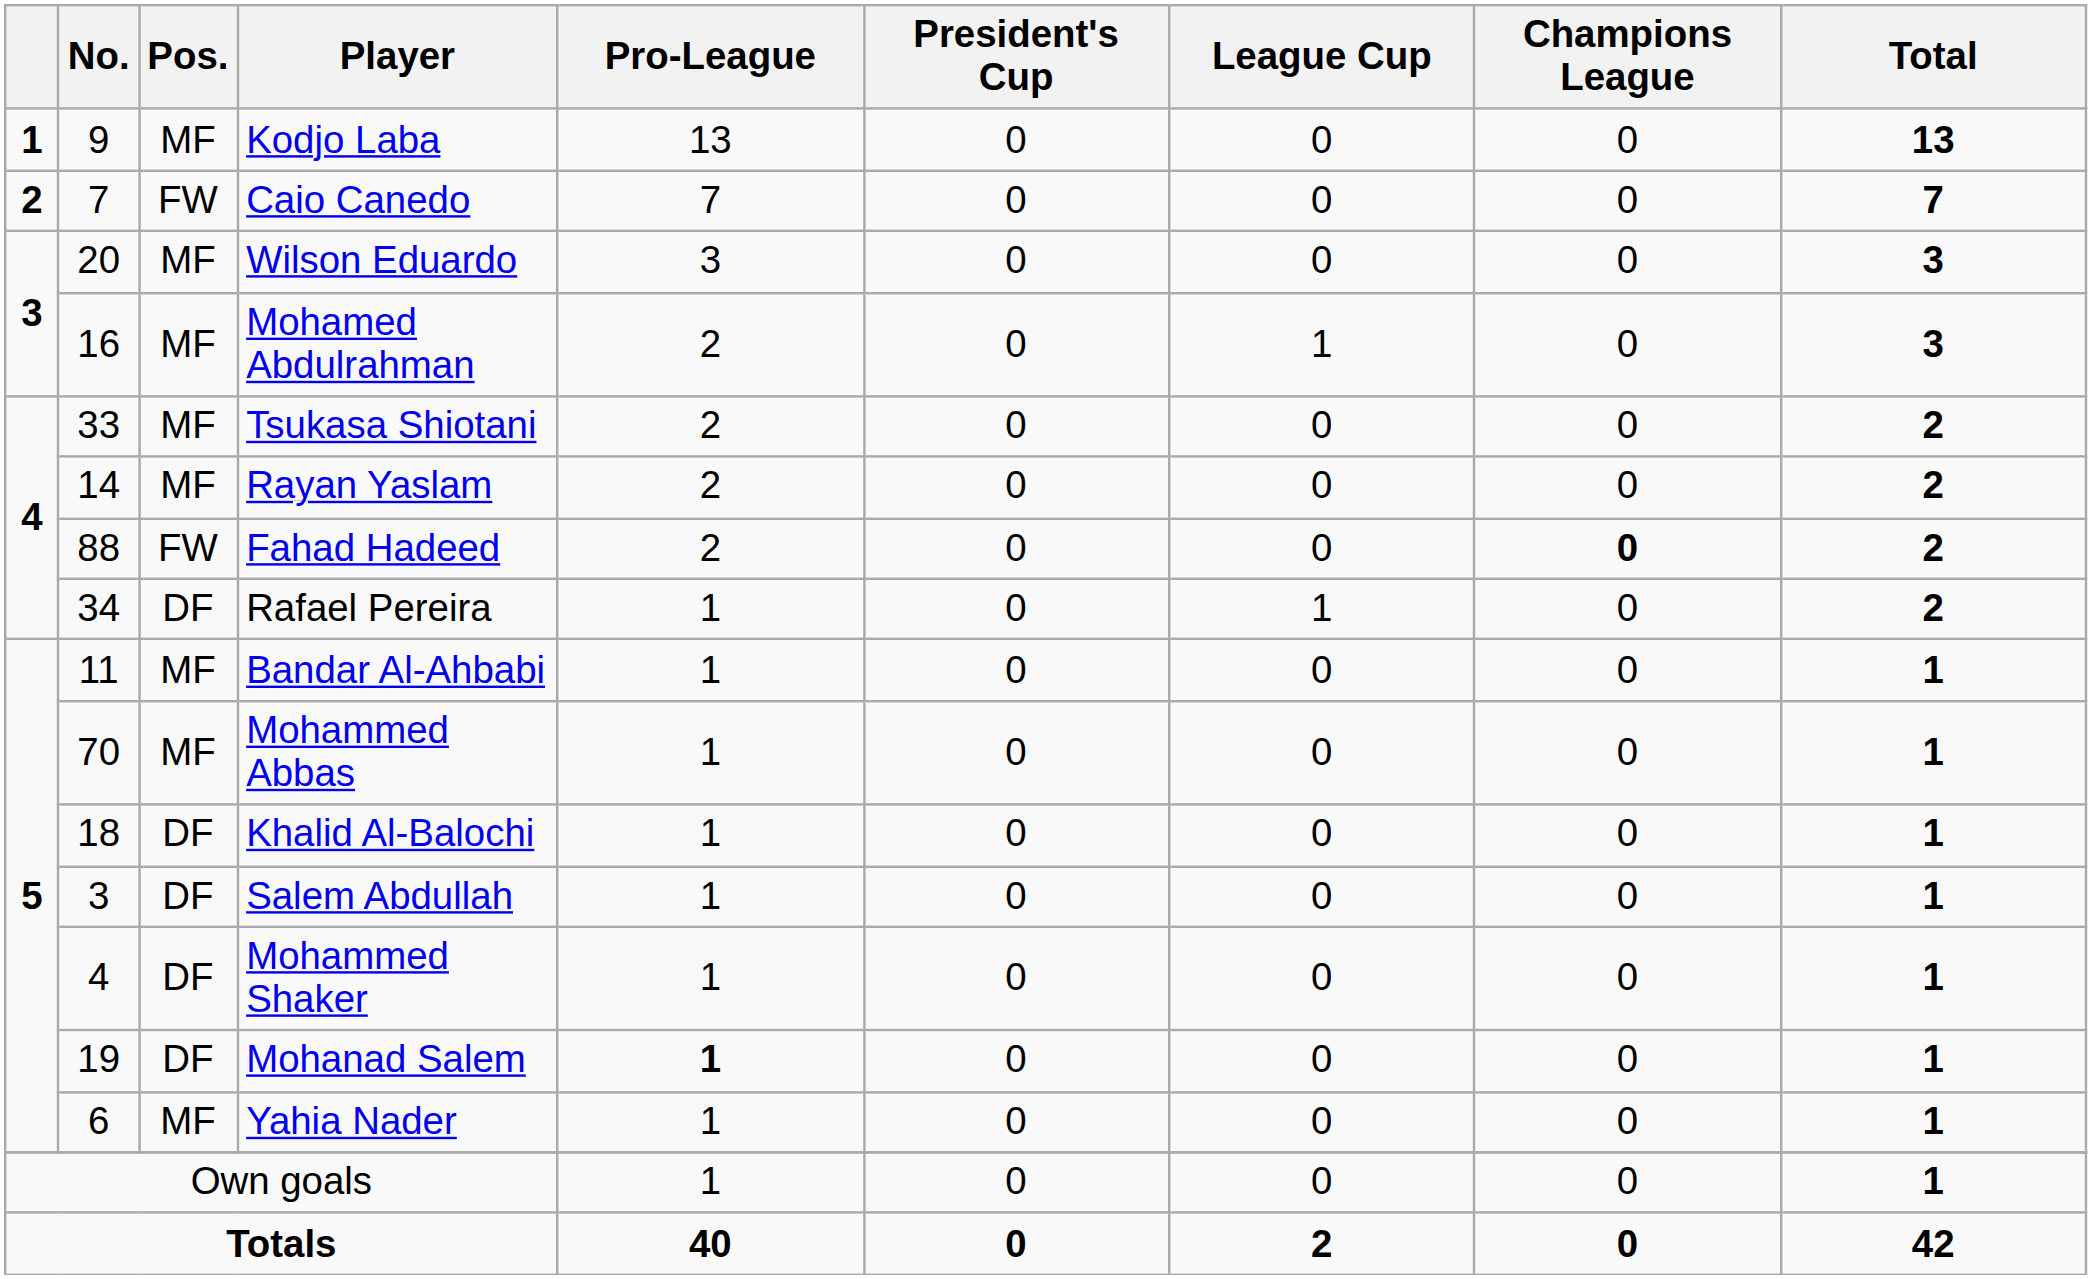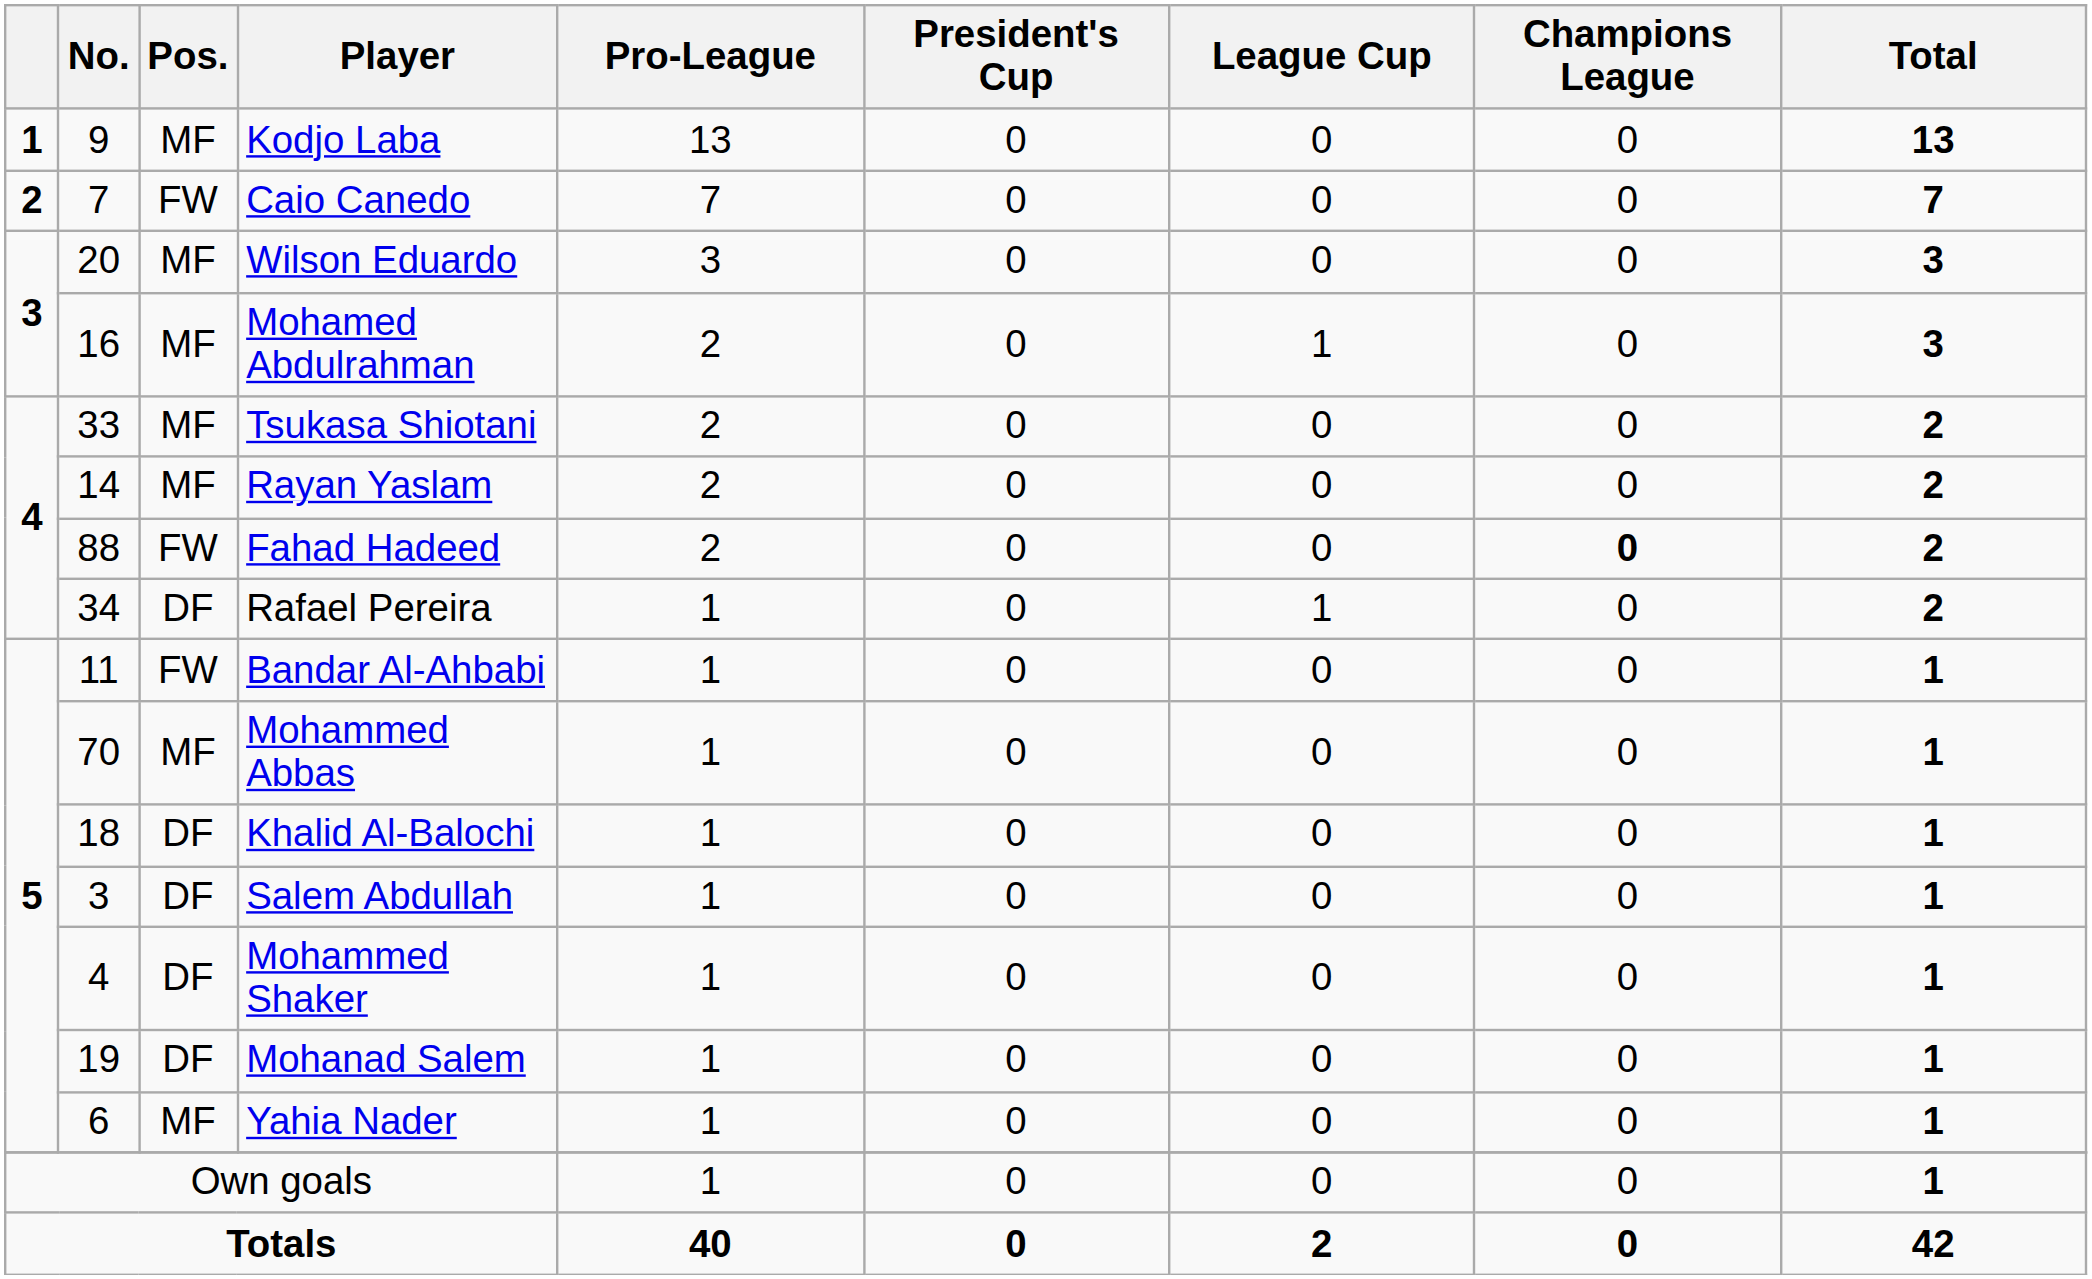(188, 669) MF -> (188, 669) FW
(710, 1060) bold -> (710, 1060) normal
